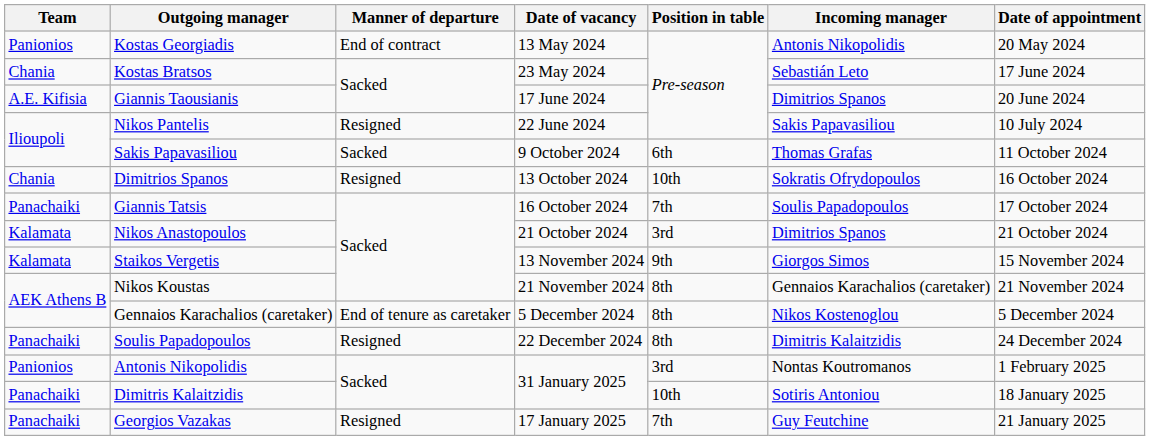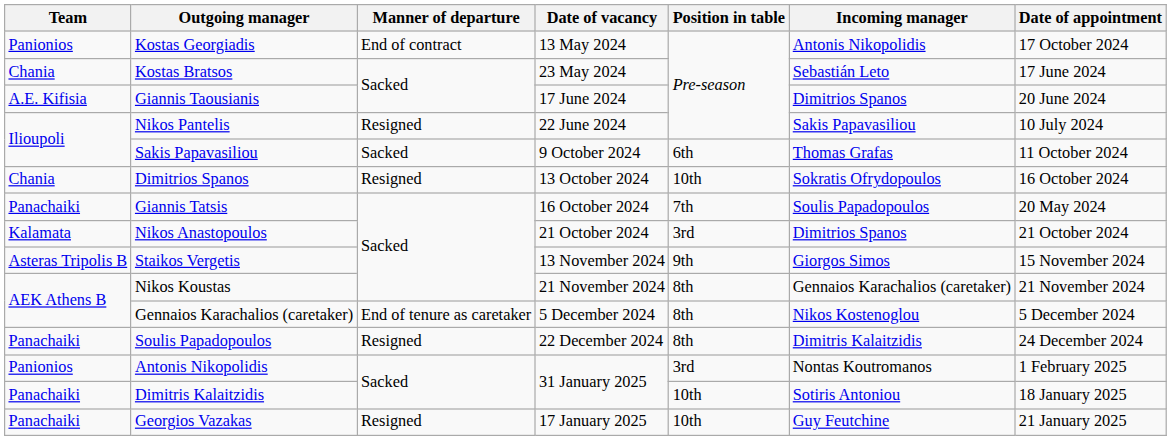(1041, 44) 20 May 2024 -> (1074, 44) 17 October 2024
(1053, 206) 17 October 2024 -> (1062, 206) 20 May 2024
(40, 259) Kalamata -> (68, 259) Asteras Tripolis B
(662, 421) 7th -> (687, 421) 10th
